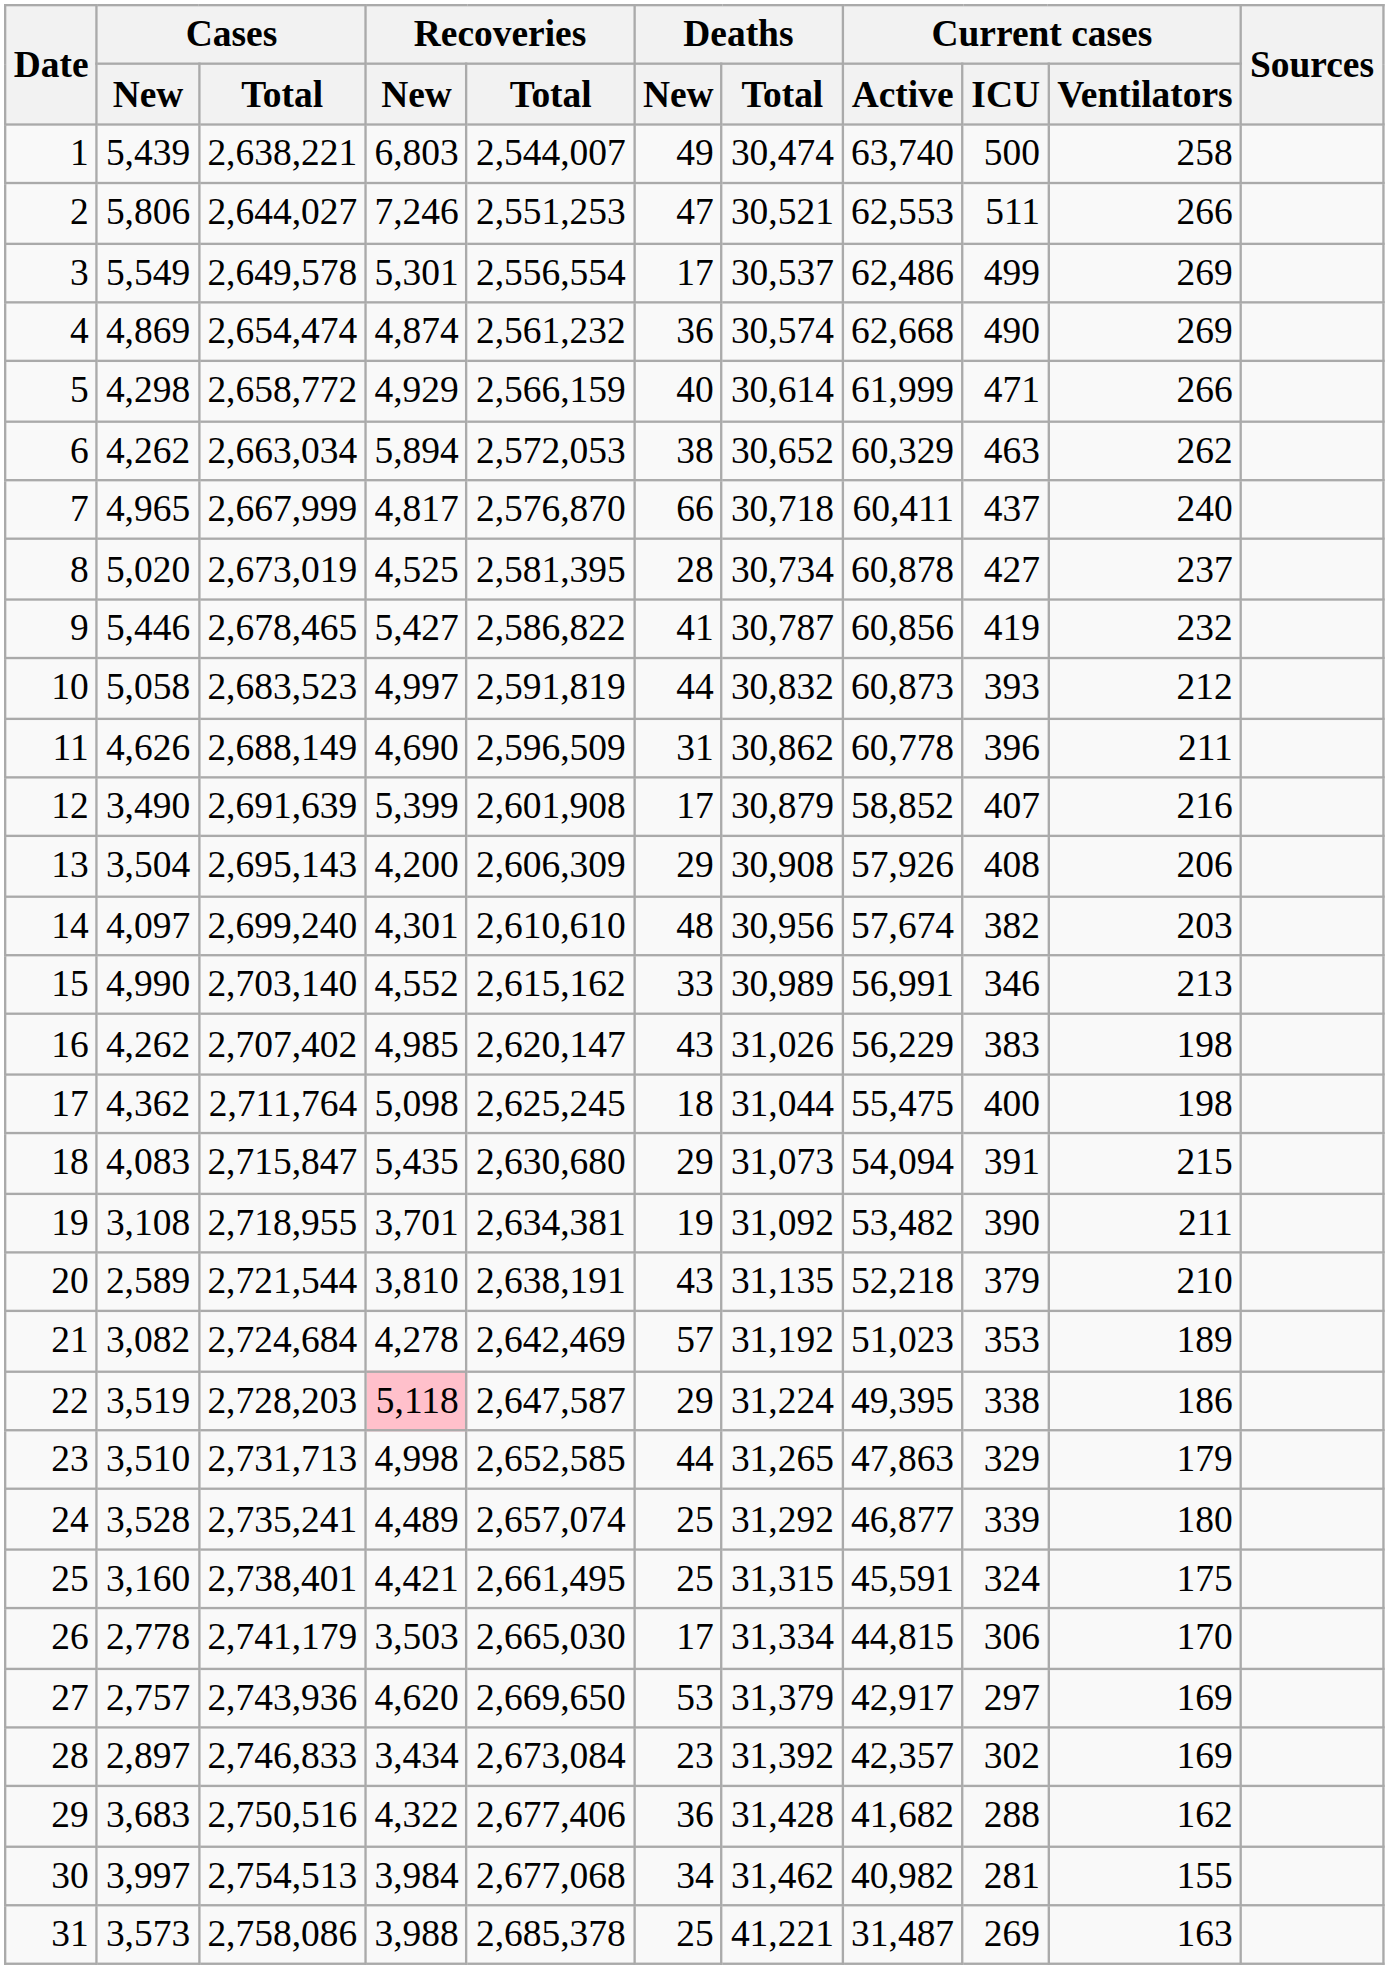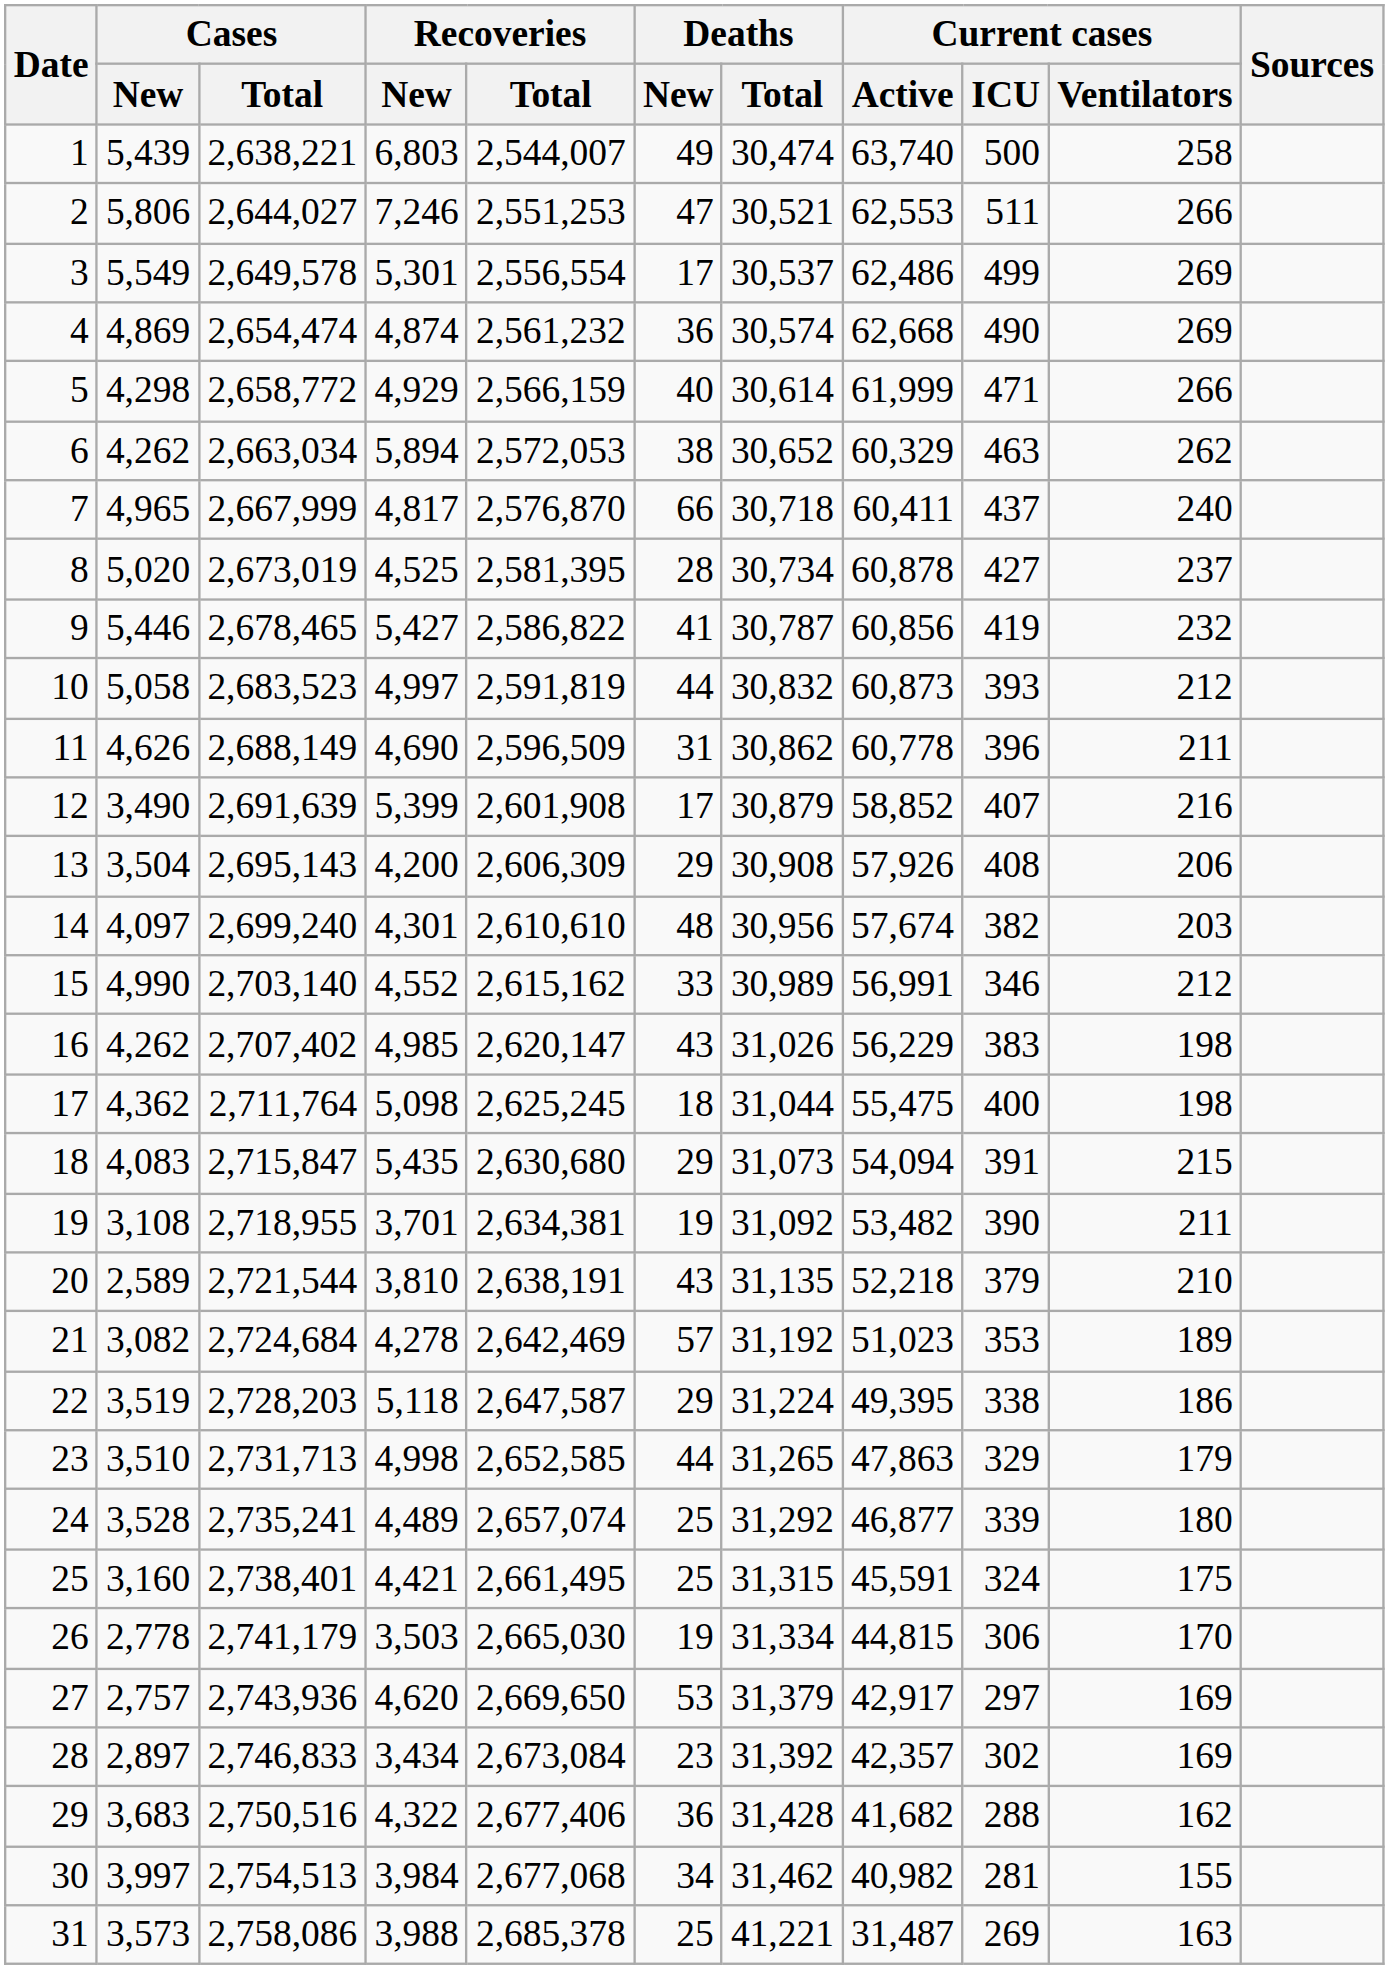(1205, 984) 213 -> (1205, 984) 212
(417, 1399) pink background -> (417, 1399) no background
(695, 1637) 17 -> (695, 1637) 19
